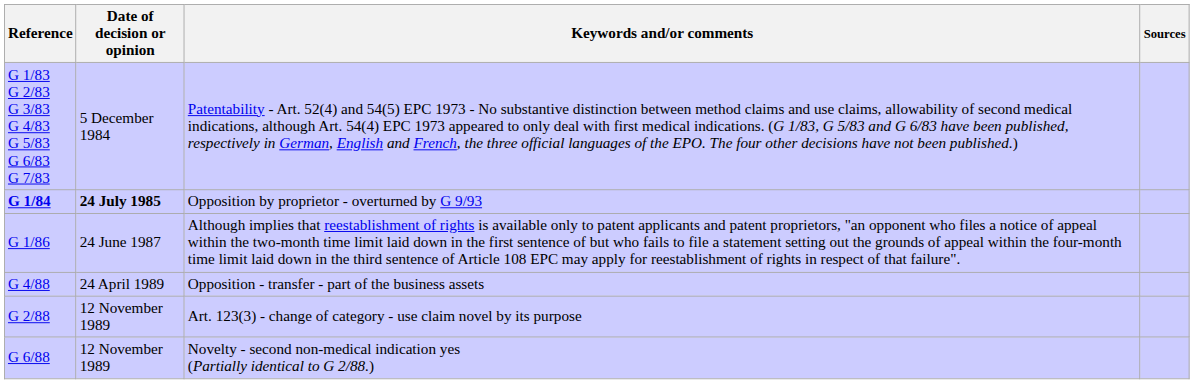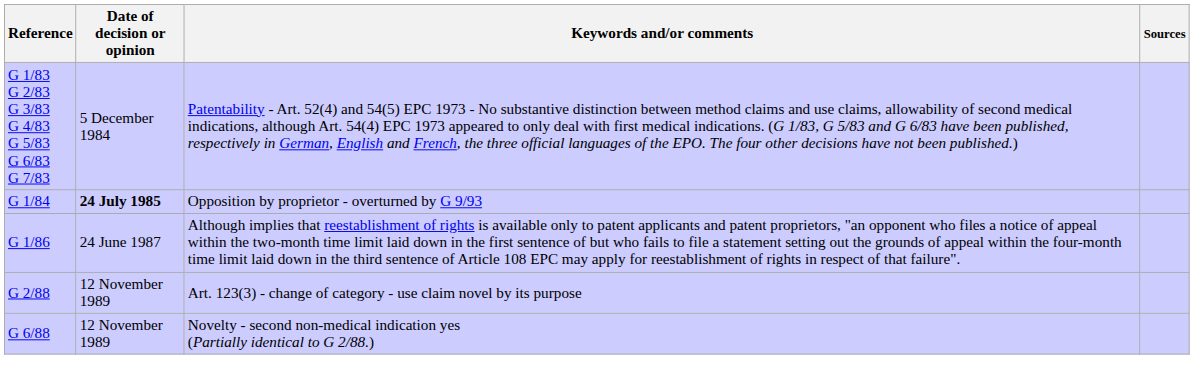(29, 201) bold -> (29, 201) normal
- row: (336, 283)
